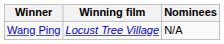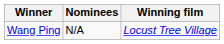columns swapped: (112, 13) <-> (191, 13)
